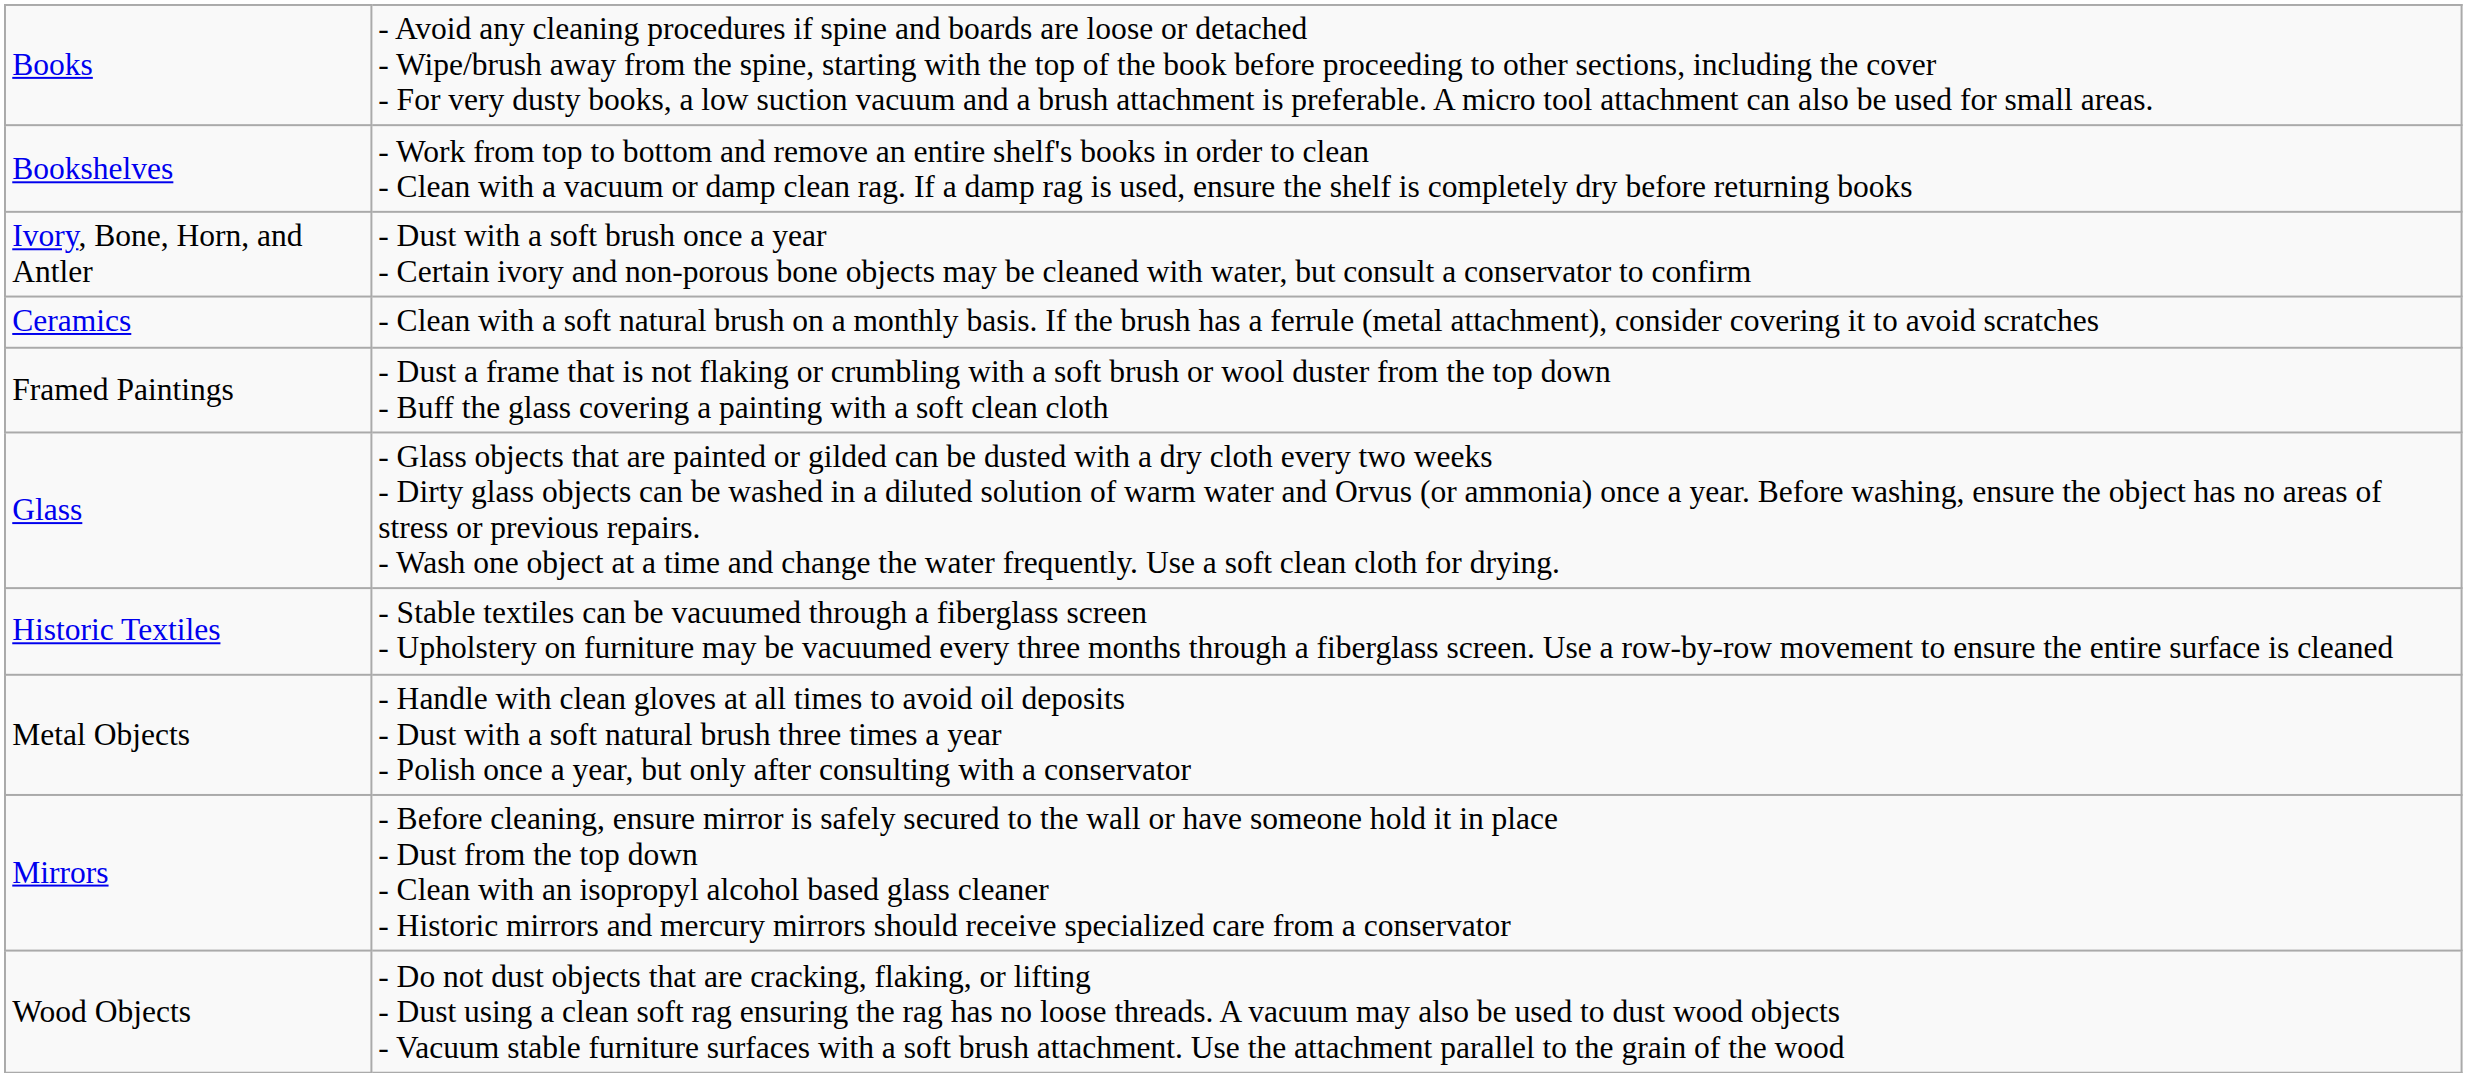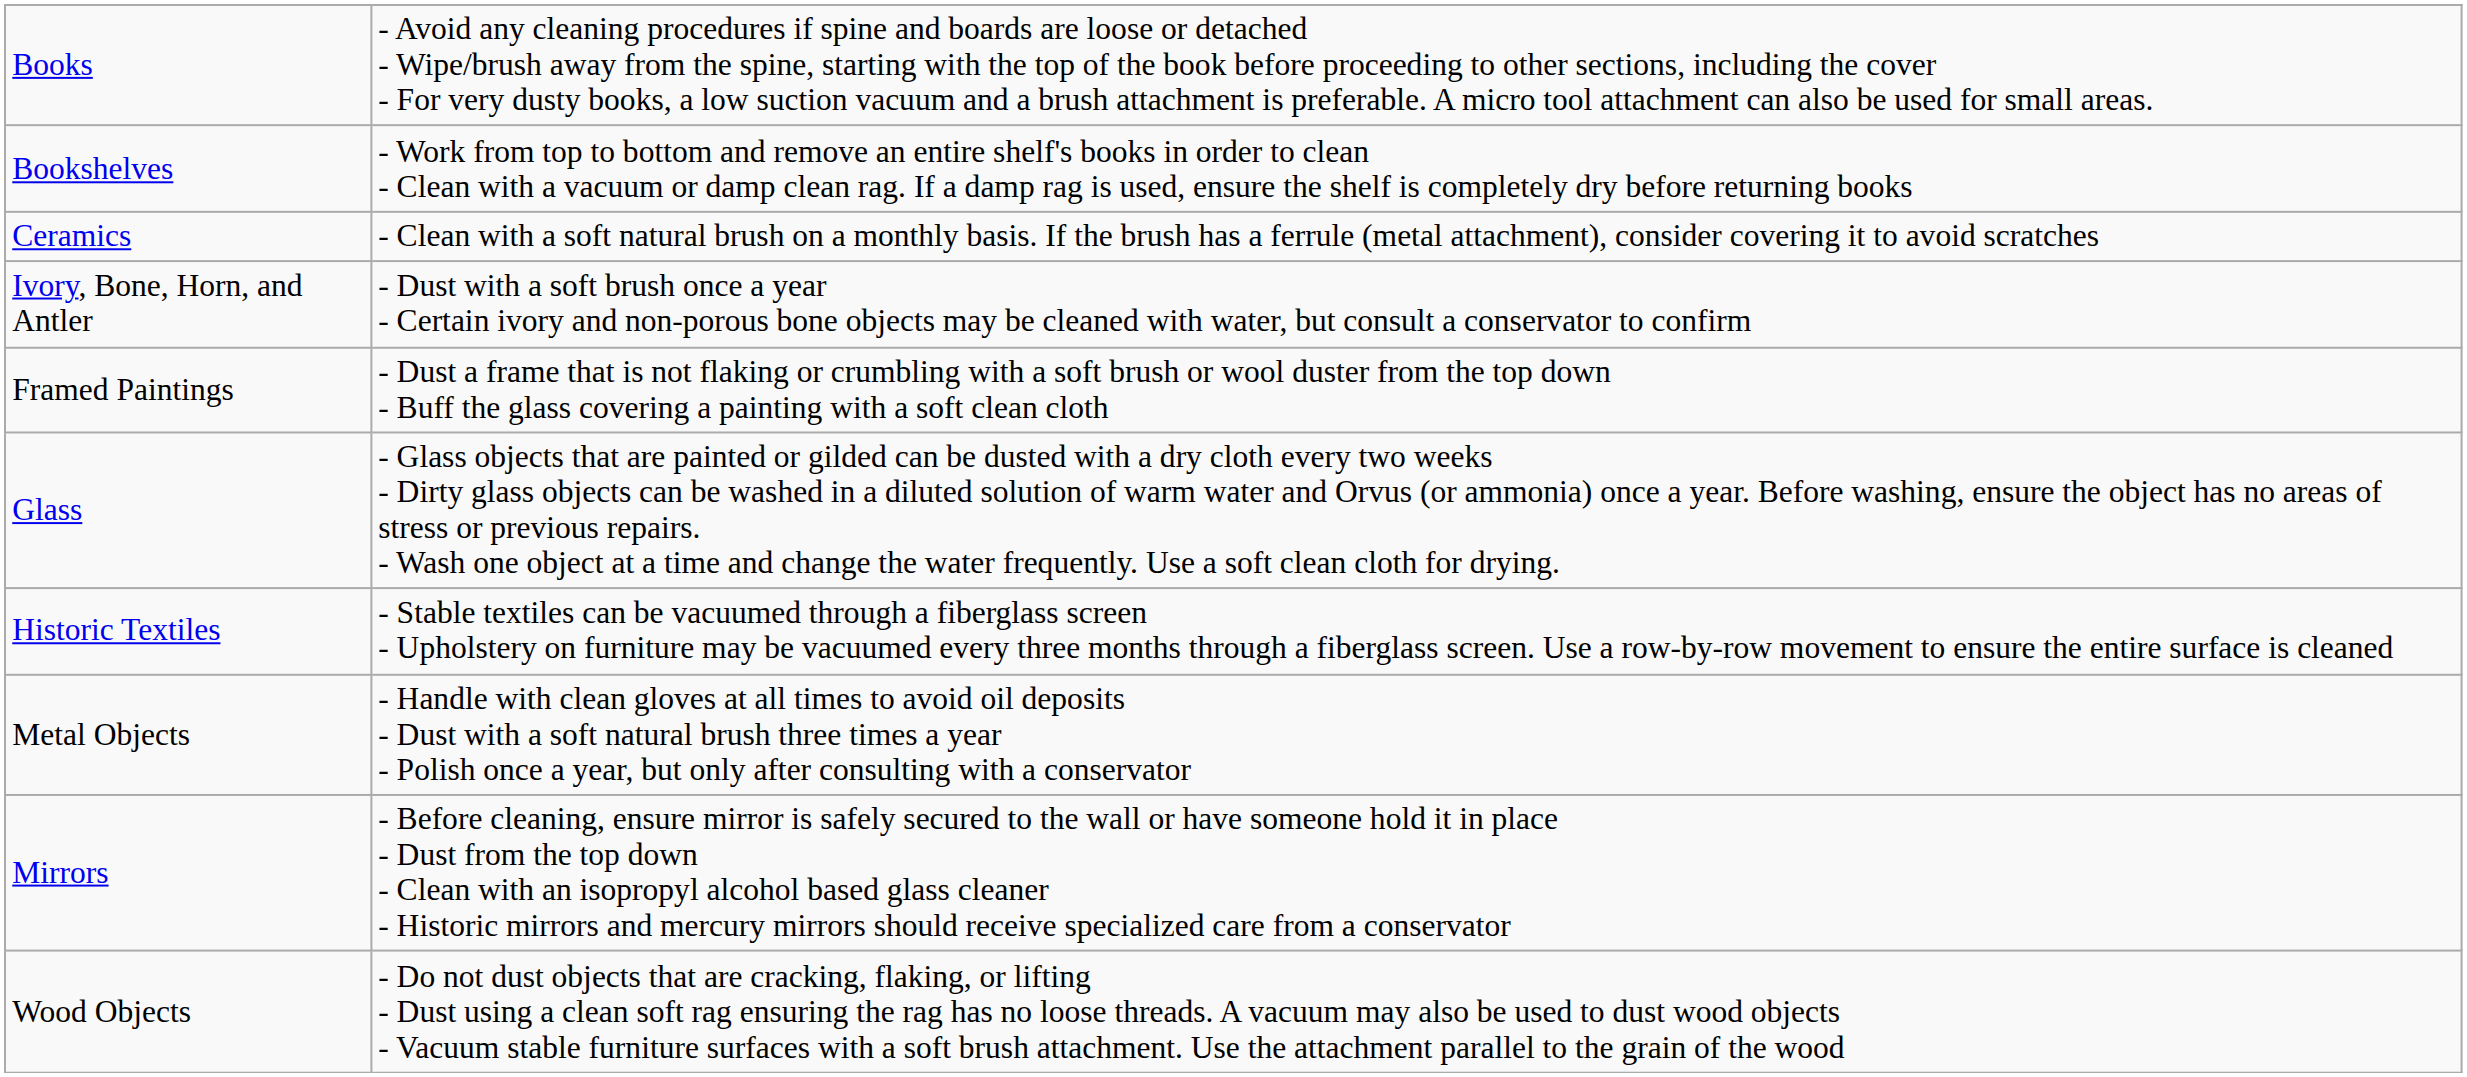rows swapped: (72, 321) <-> (157, 253)
